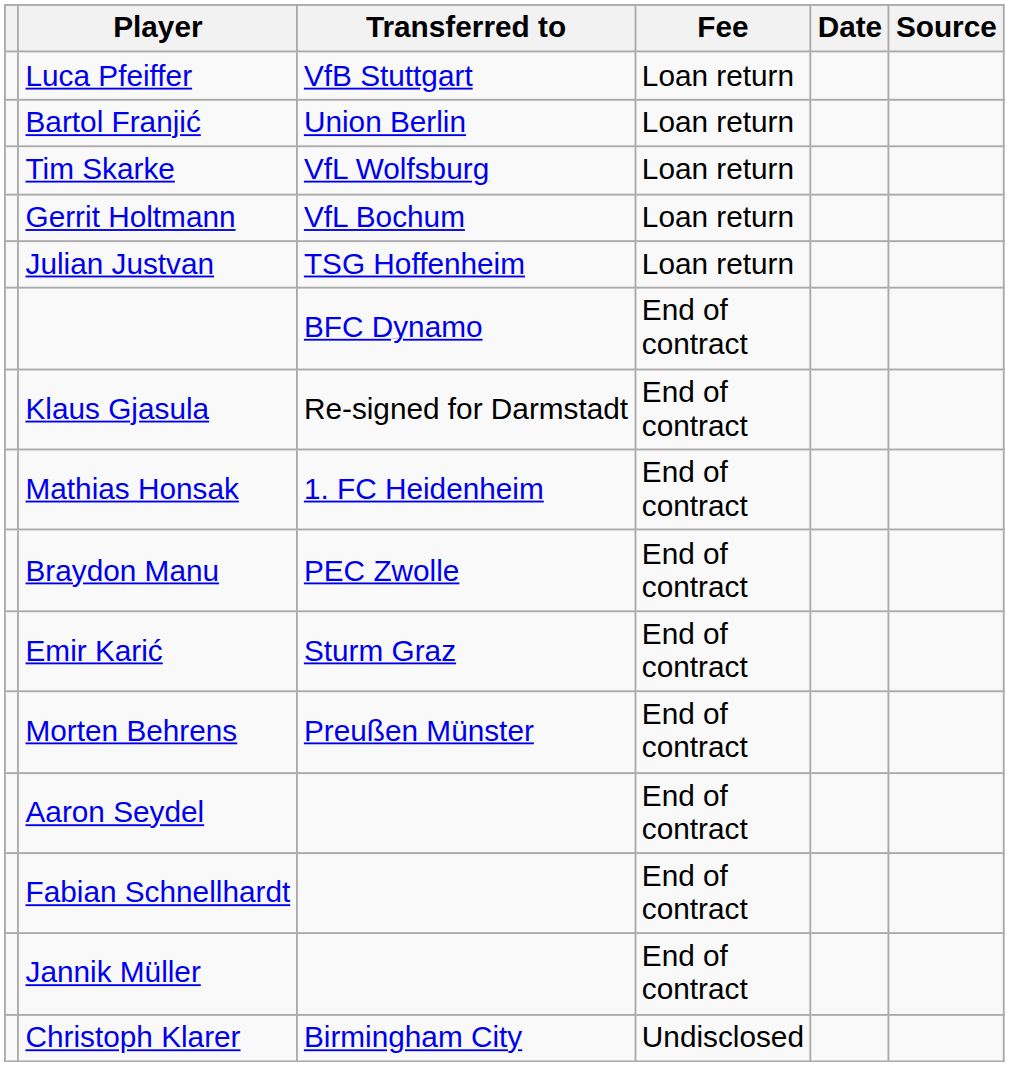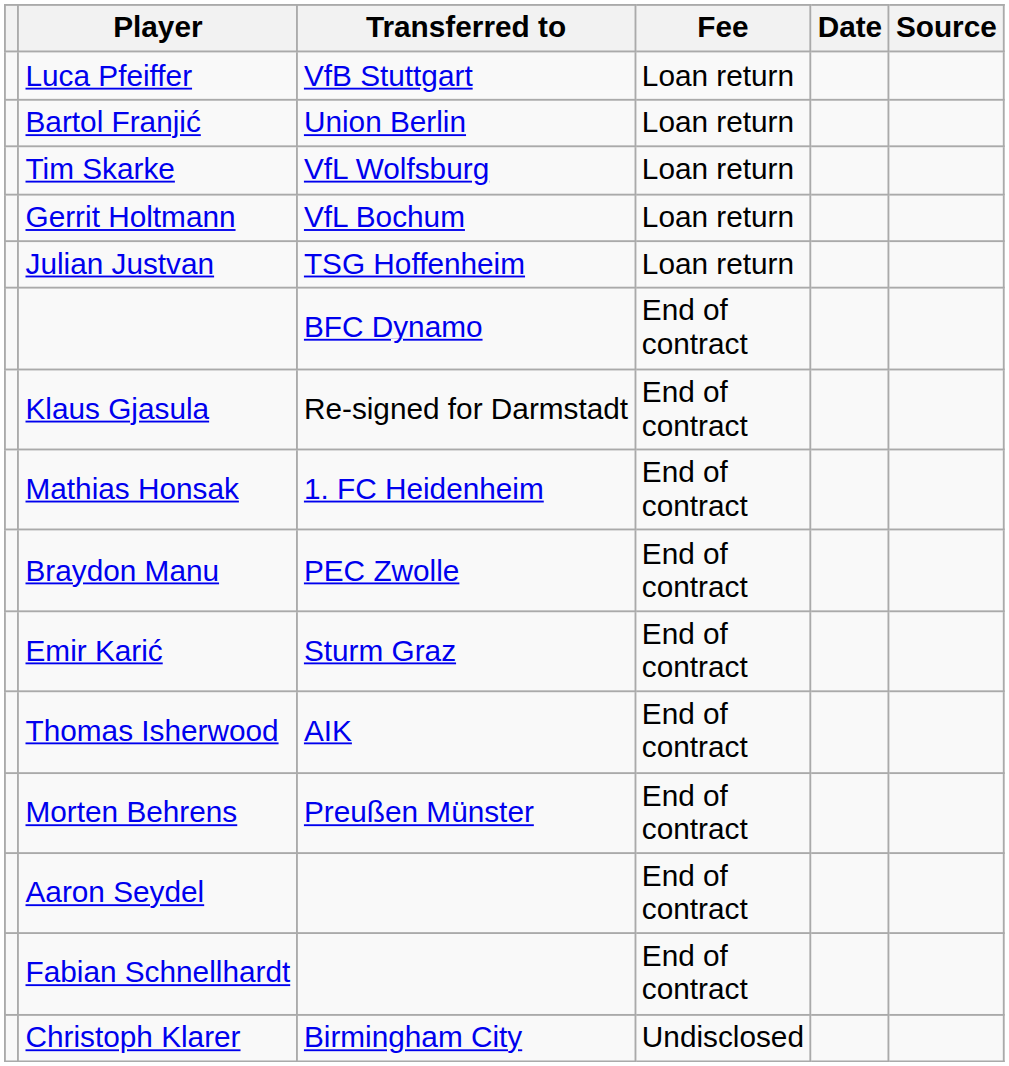+ row: (152, 731)
- row: (113, 973)
